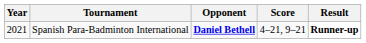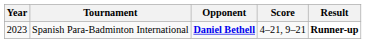(17, 30) 2021 -> (17, 30) 2023
